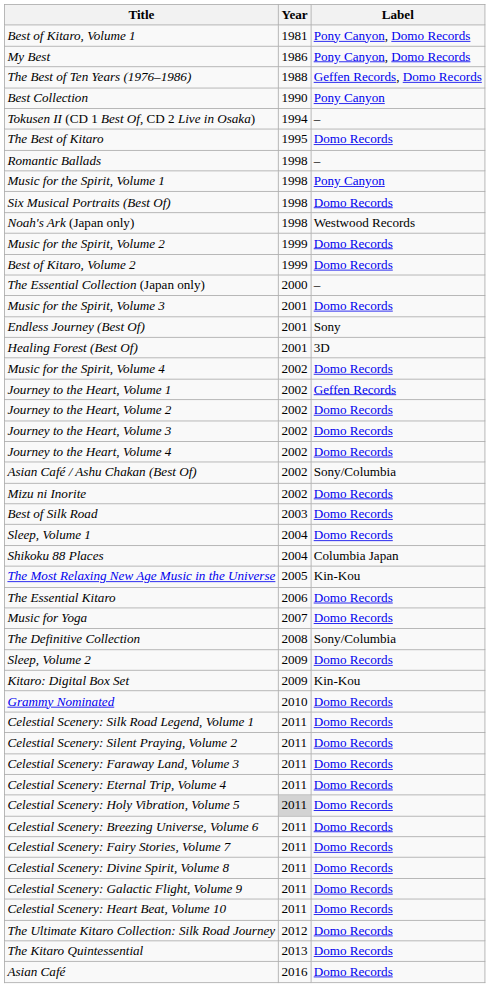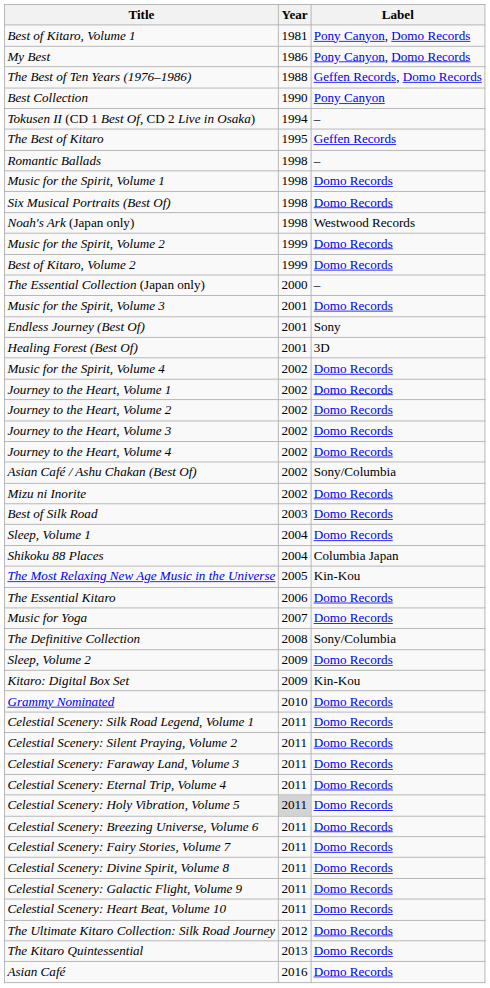(353, 139) Domo Records -> (355, 139) Geffen Records
(349, 181) Pony Canyon -> (353, 181) Domo Records
(355, 389) Geffen Records -> (353, 389) Domo Records
